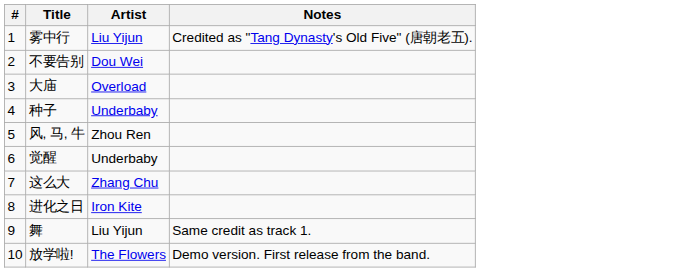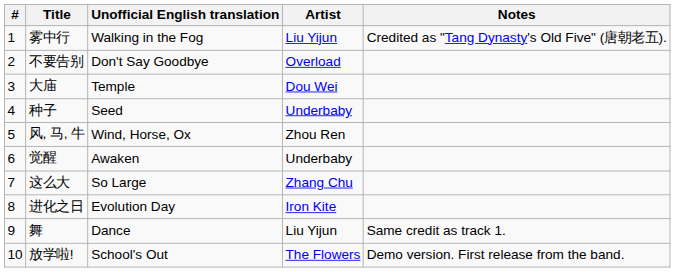+ column: (185, 15)
(117, 62) Dou Wei -> (313, 62) Overload
(119, 86) Overload -> (312, 86) Dou Wei
